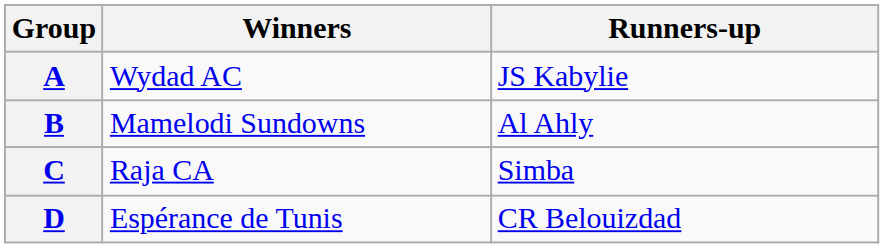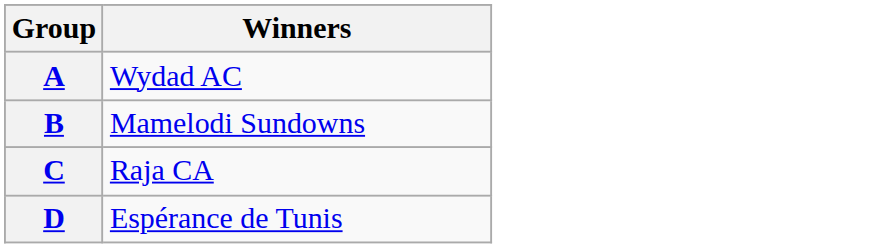- column: (685, 28)
